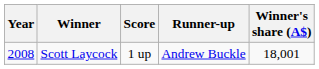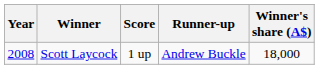(282, 53) 18,001 -> (282, 53) 18,000
